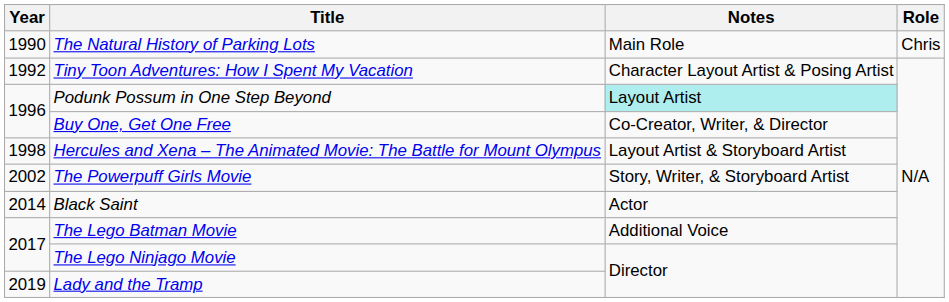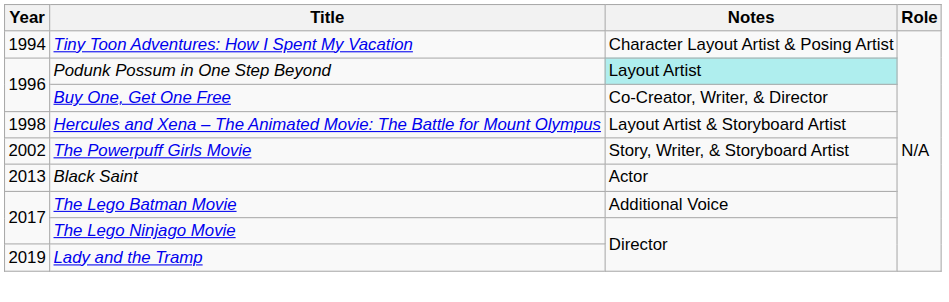- row: (184, 44)
(27, 71) 1992 -> (27, 44) 1994
(27, 204) 2014 -> (27, 177) 2013
